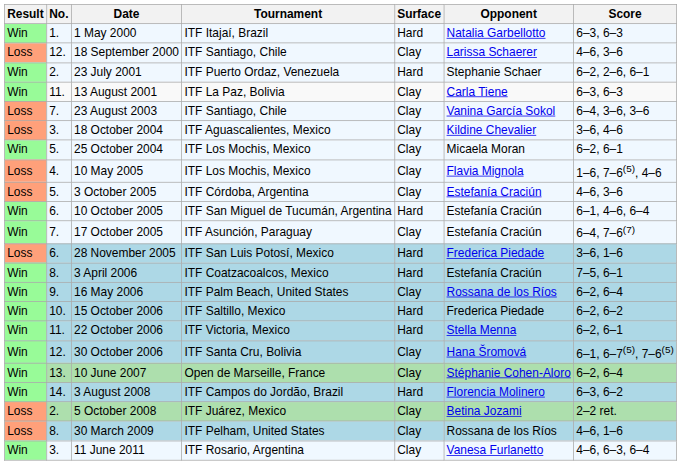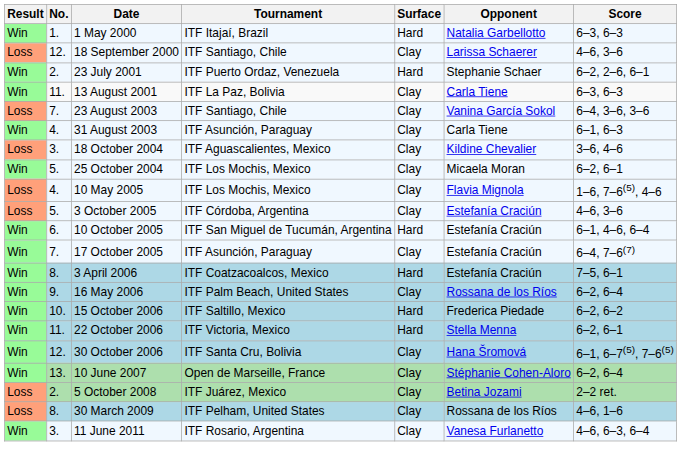+ row: (116, 130)
- row: (125, 252)
- row: (112, 391)
